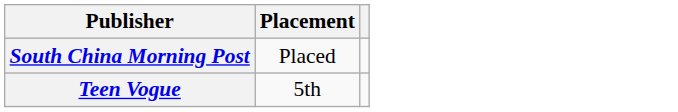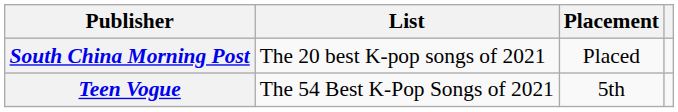+ column: (407, 21)
